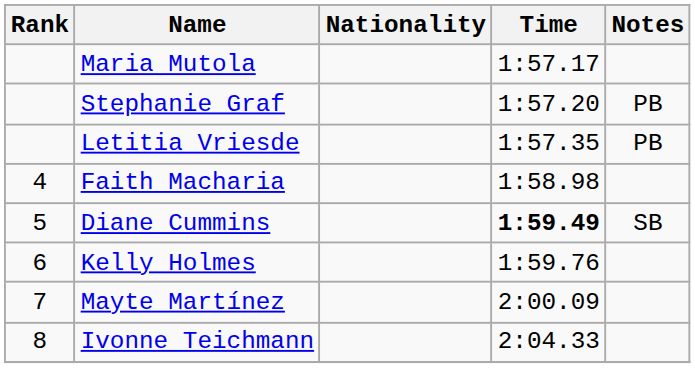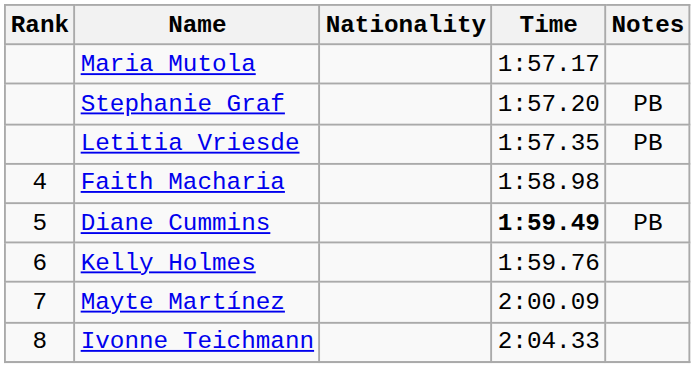(648, 223) SB -> (648, 223) PB
